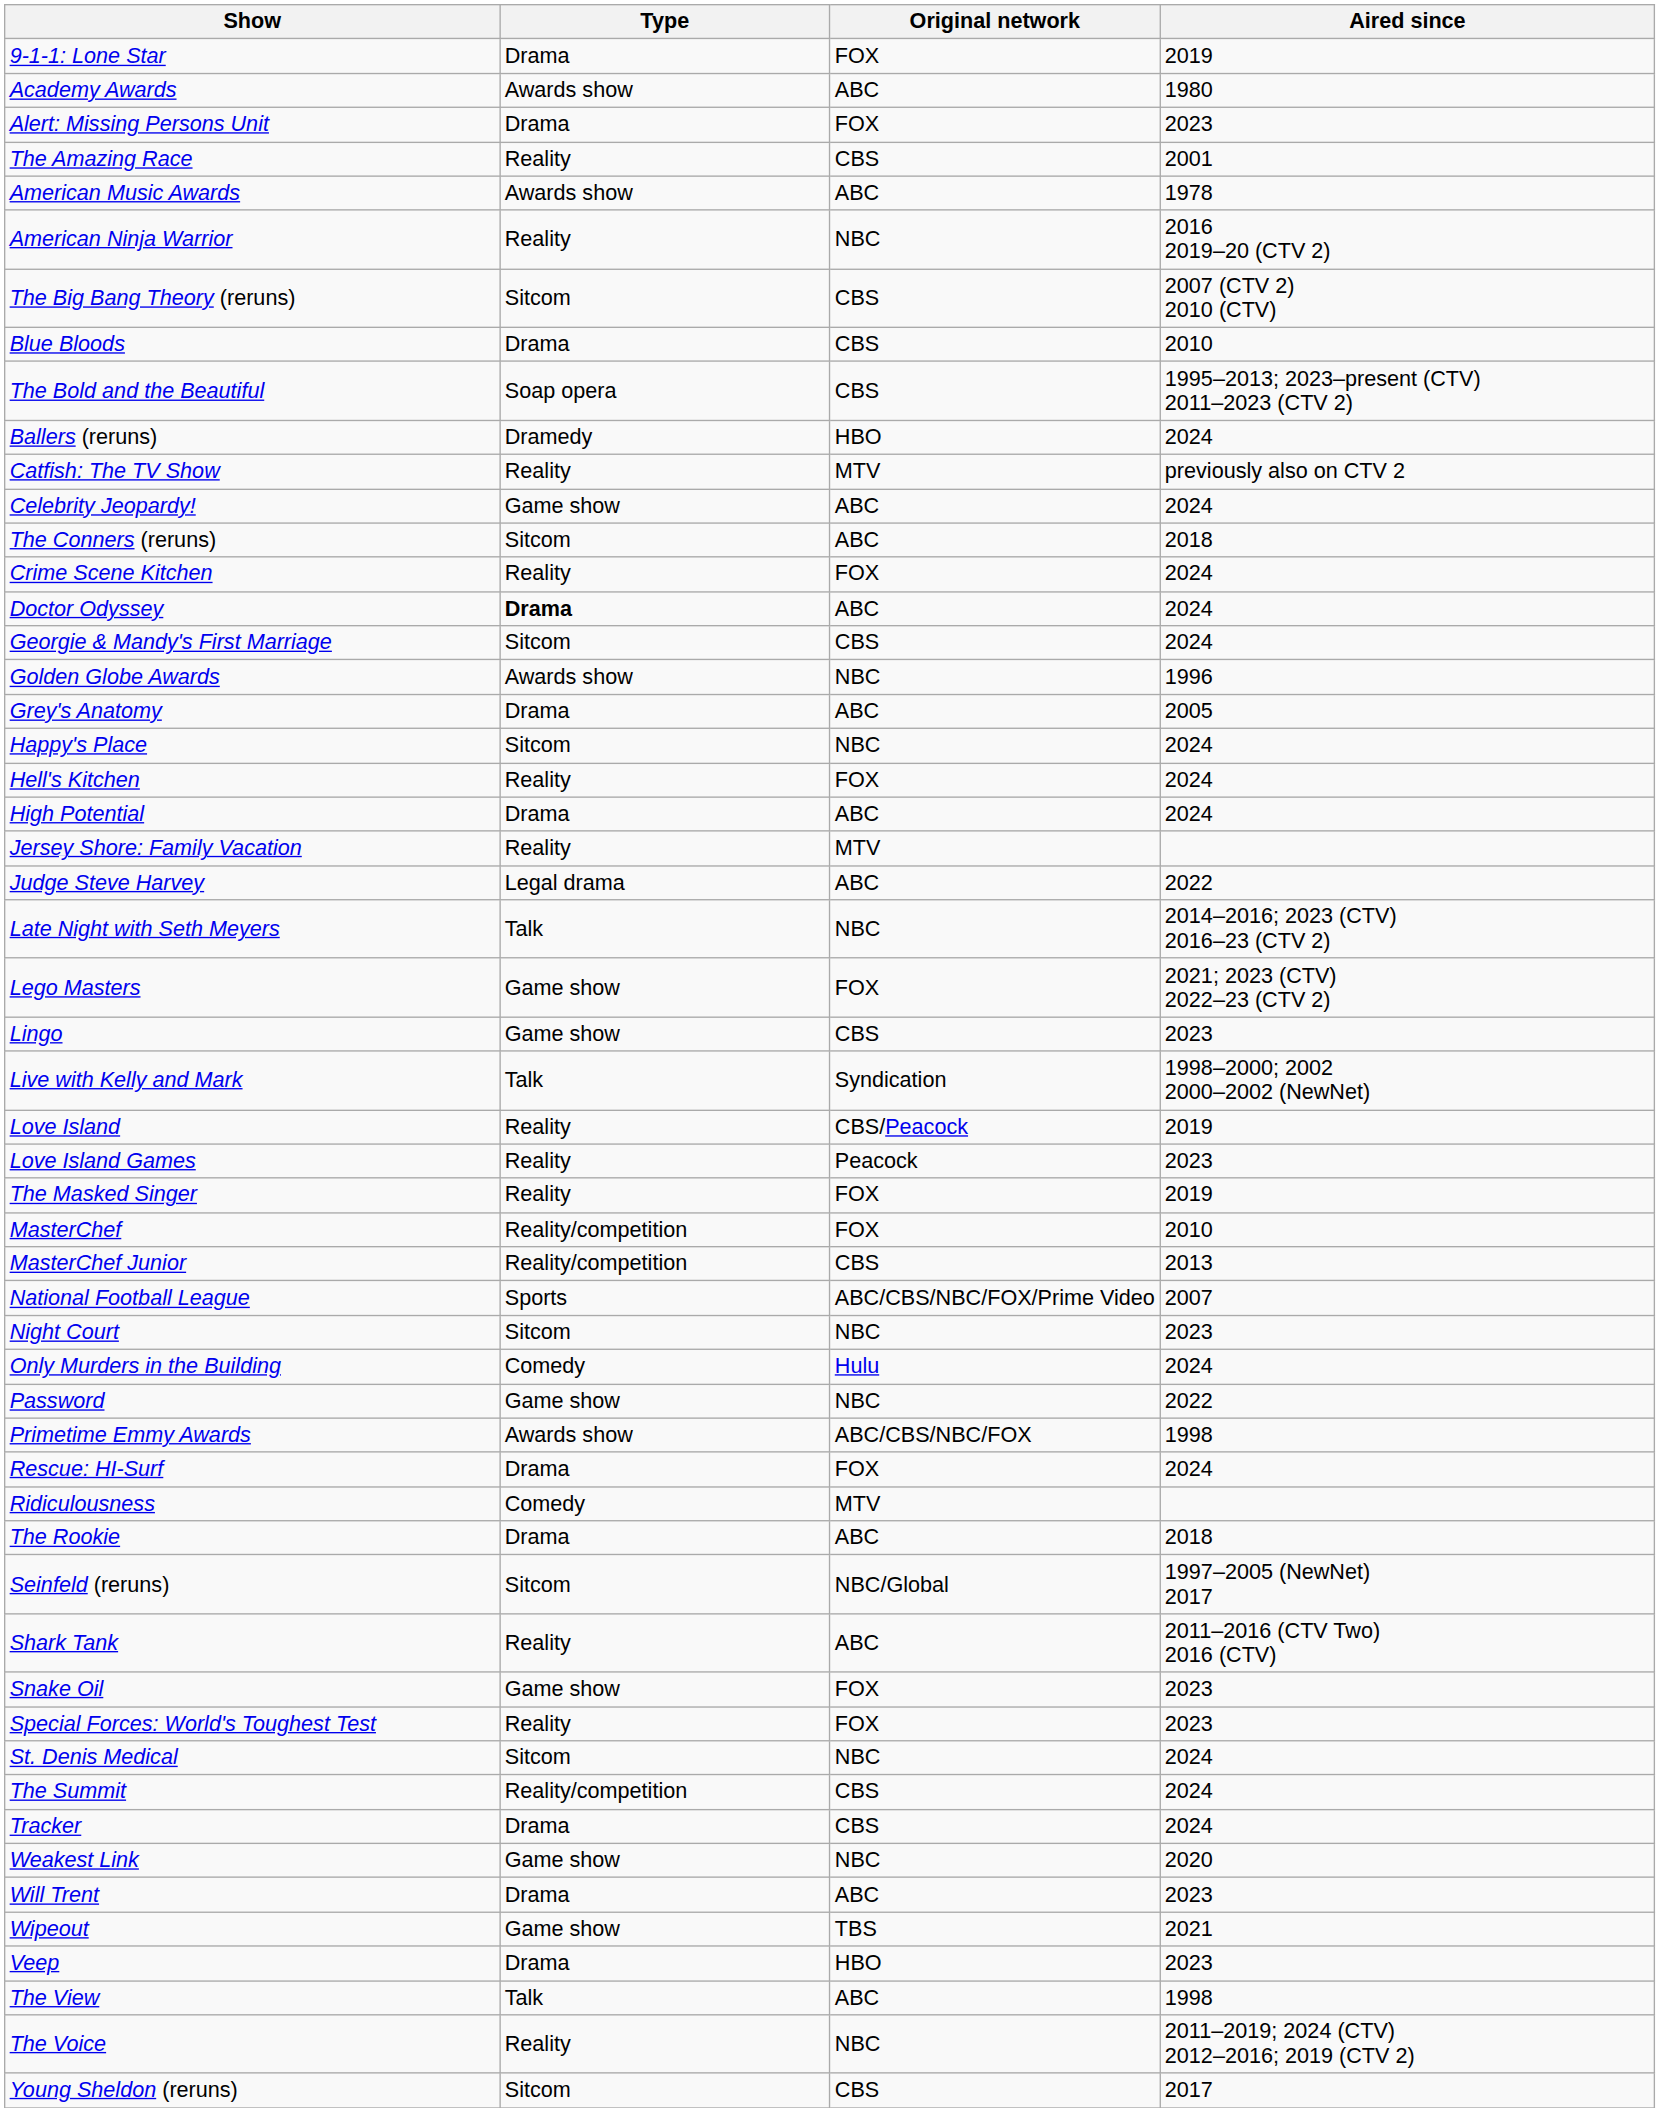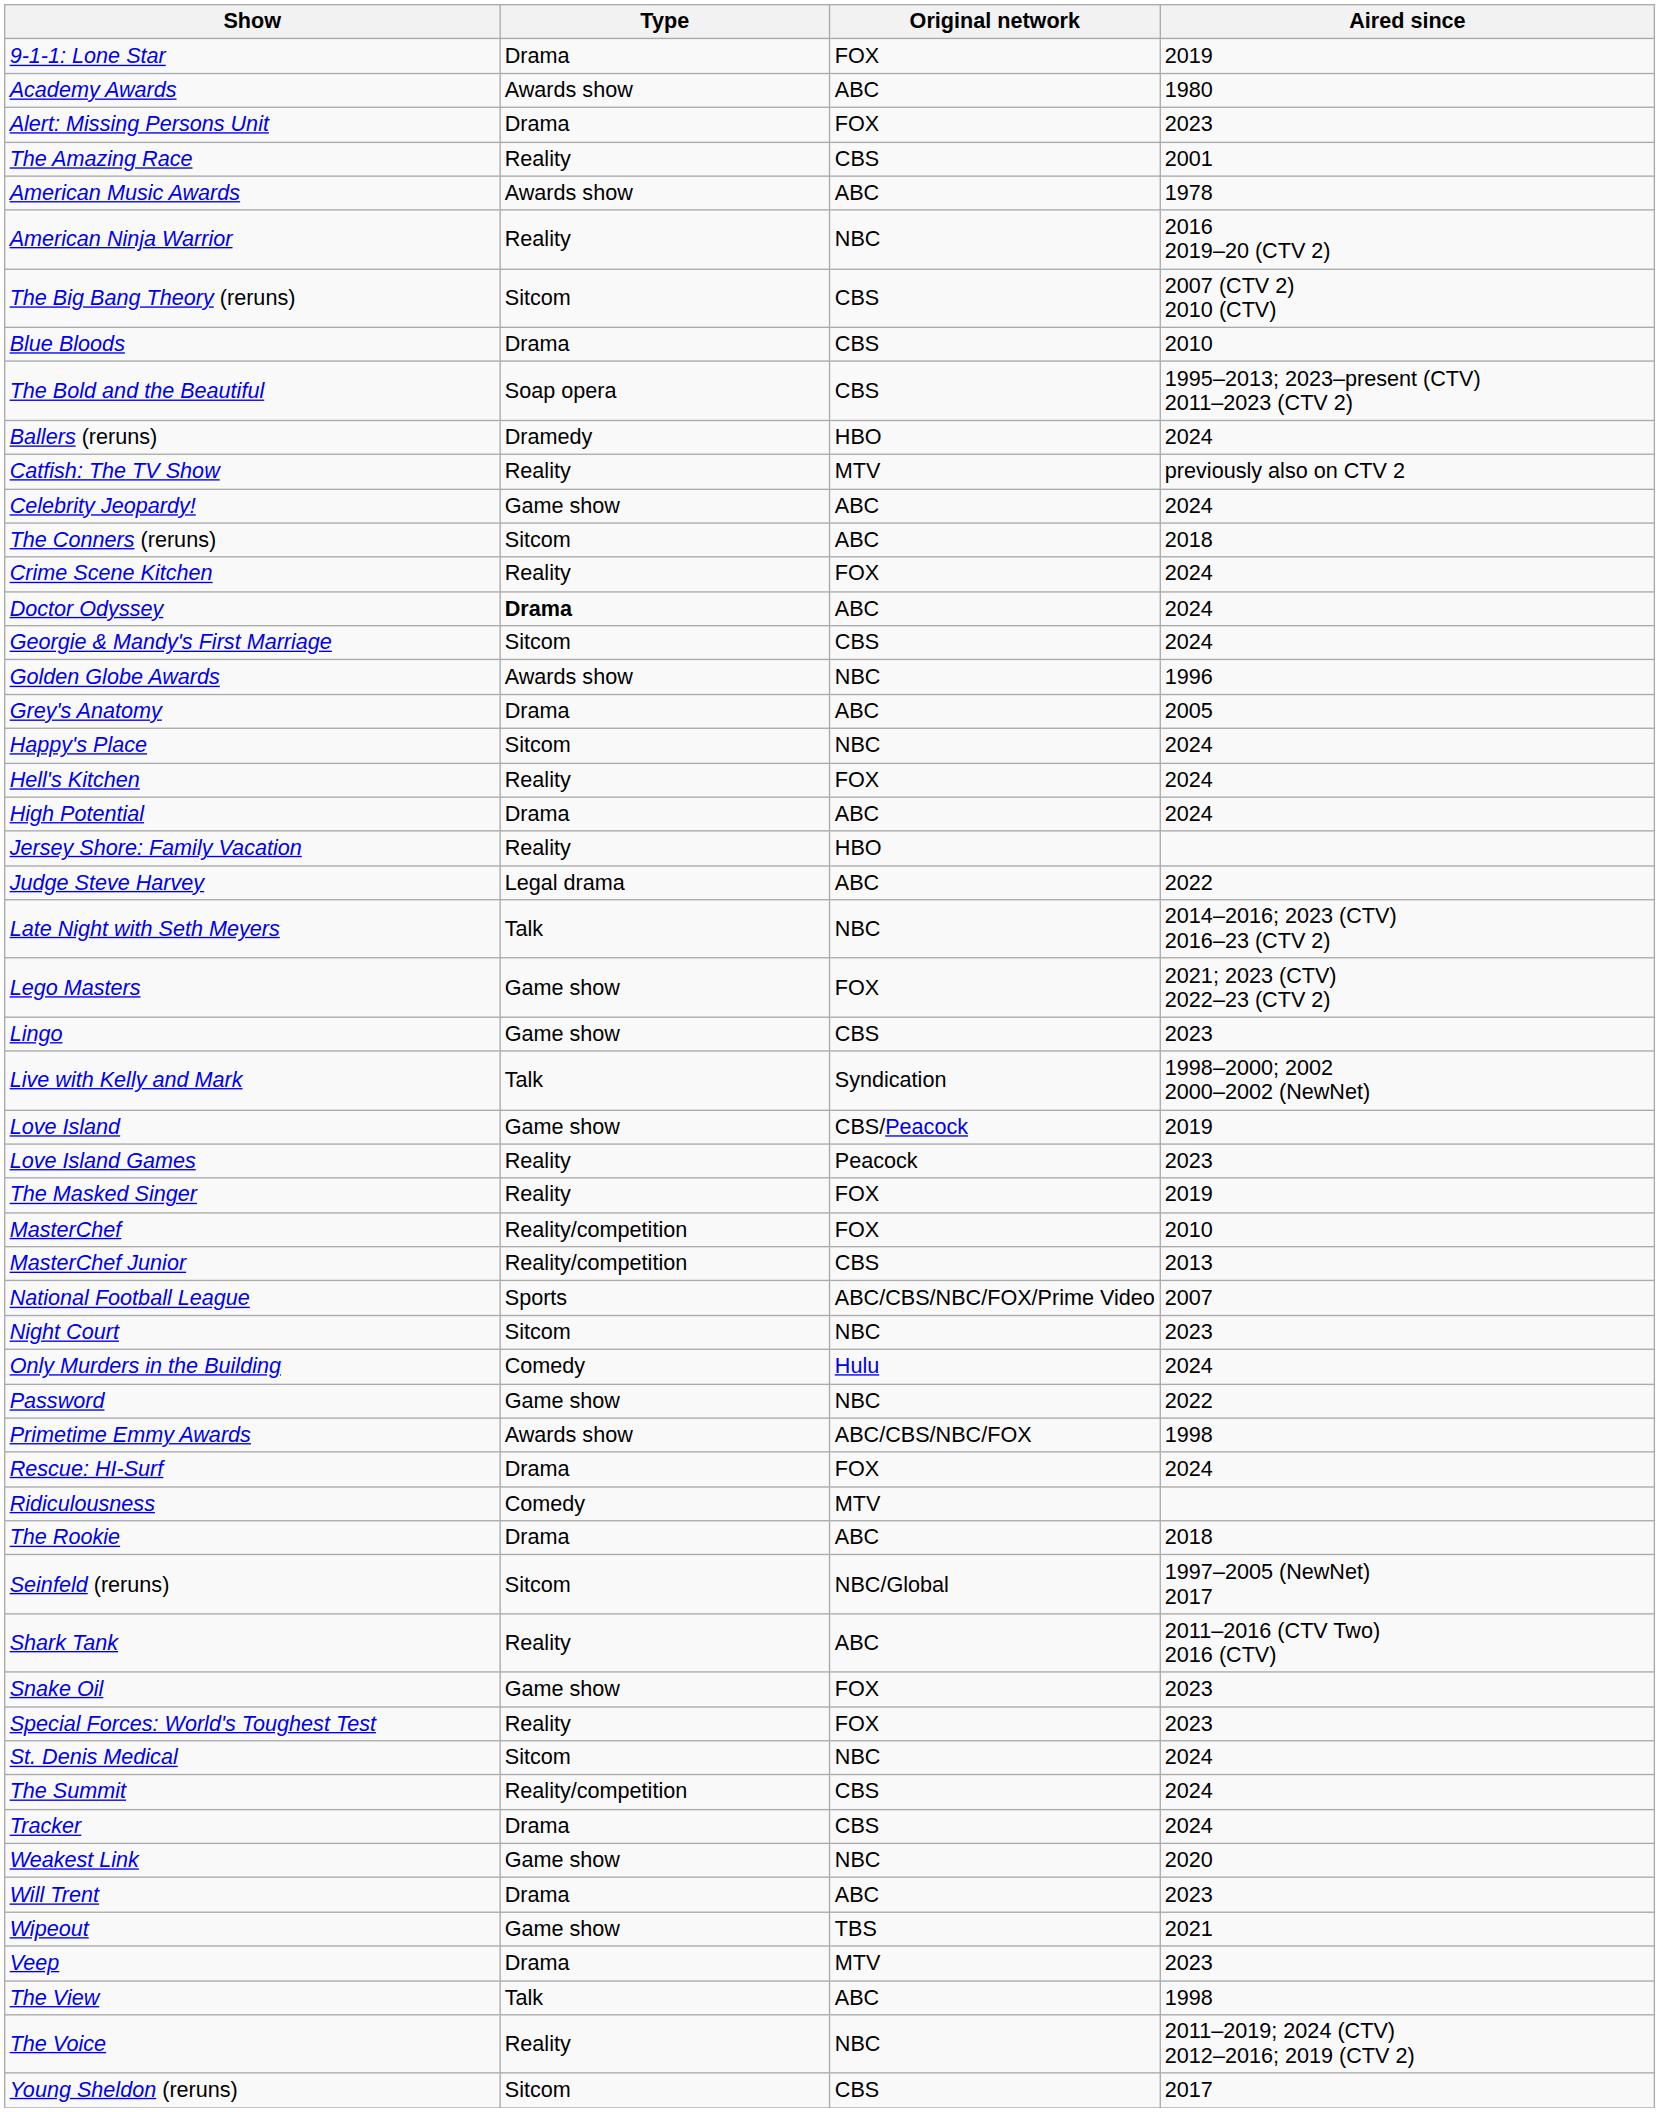(858, 848) MTV -> (858, 848) HBO
(538, 1126) Reality -> (562, 1126) Game show
(858, 1963) HBO -> (858, 1963) MTV
